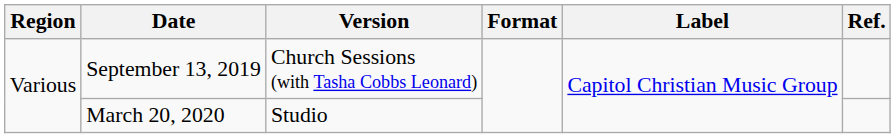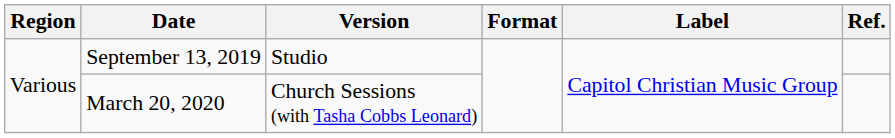(374, 68) Church Sessions (with Tasha Cobbs Leonard) -> (299, 56) Studio
(299, 115) Studio -> (374, 103) Church Sessions (with Tasha Cobbs Leonard)
